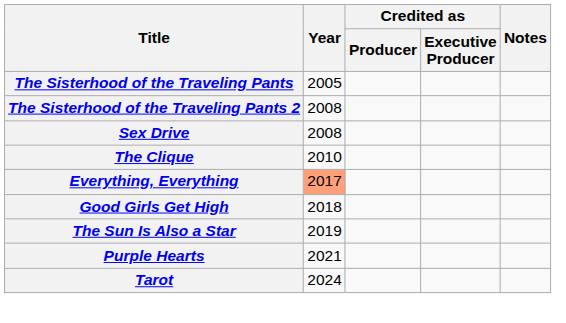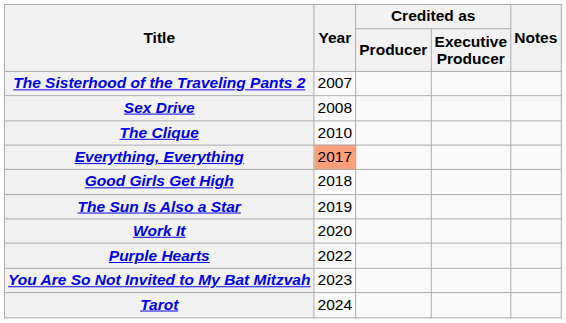- row: (154, 83)
(325, 108) 2008 -> (335, 83) 2007
+ row: (159, 231)
(325, 255) 2021 -> (335, 255) 2022
+ row: (159, 280)
